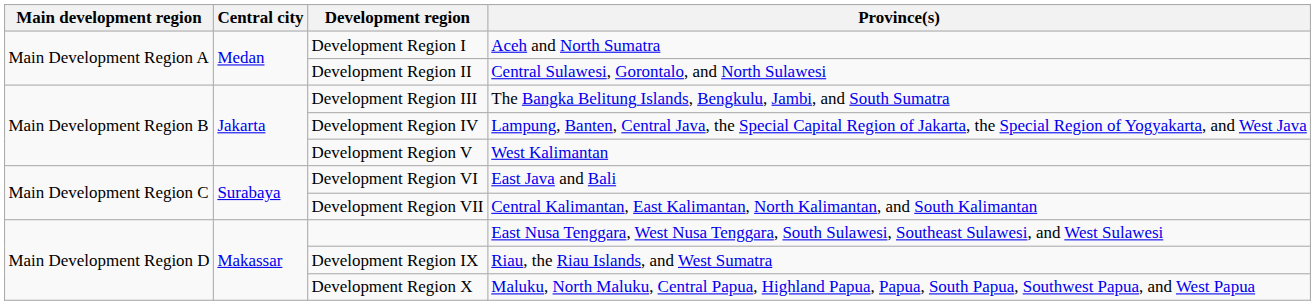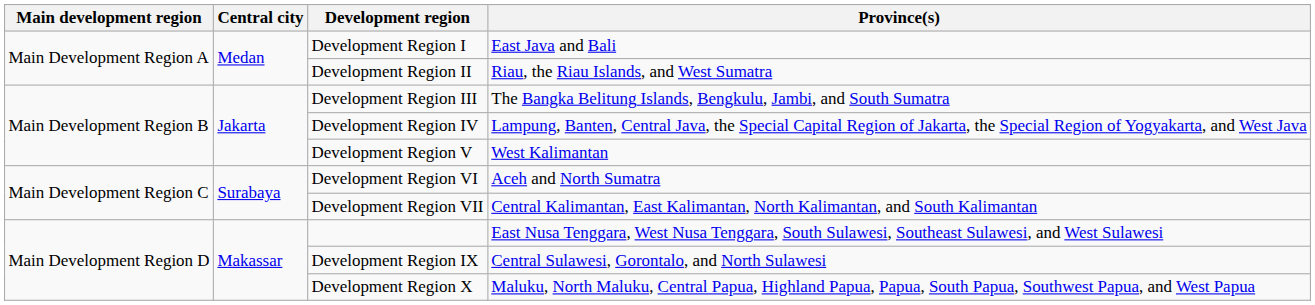(576, 44) Aceh and North Sumatra -> (554, 44) East Java and Bali
(659, 71) Central Sulawesi, Gorontalo, and North Sulawesi -> (632, 71) Riau, the Riau Islands, and West Sumatra
(554, 179) East Java and Bali -> (576, 179) Aceh and North Sumatra
(632, 260) Riau, the Riau Islands, and West Sumatra -> (659, 260) Central Sulawesi, Gorontalo, and North Sulawesi
